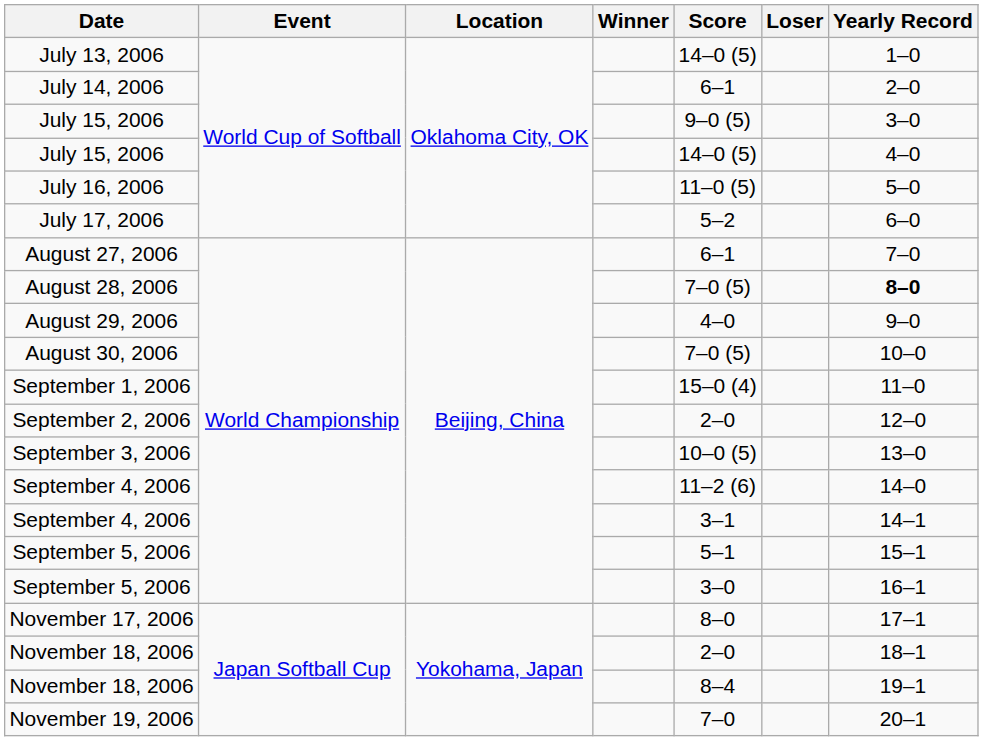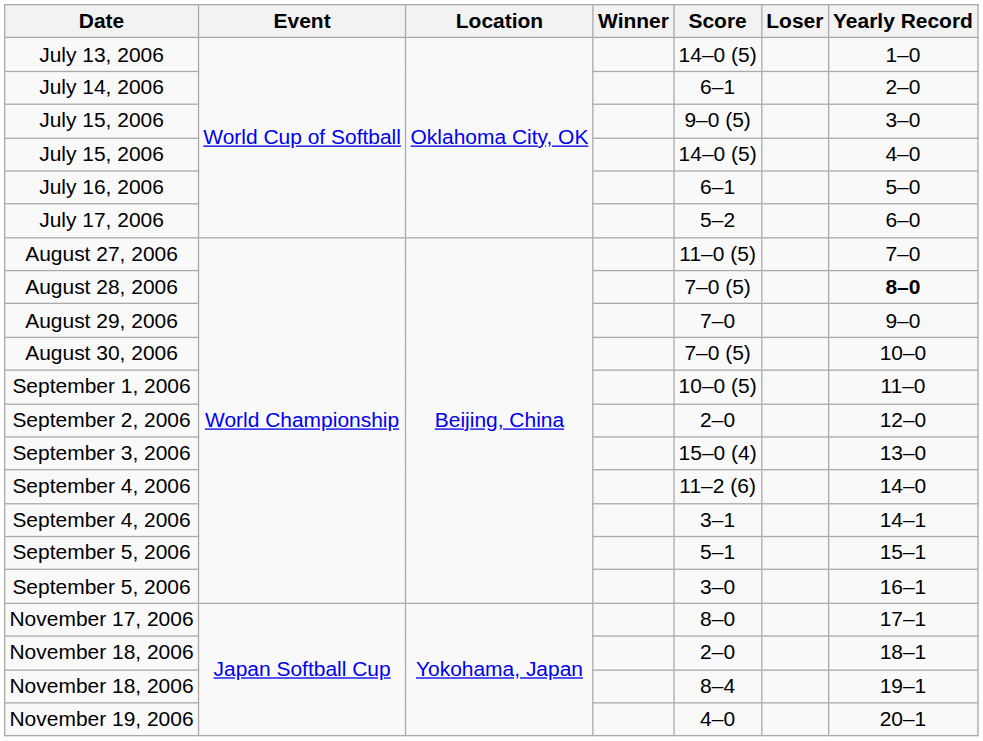(718, 187) 11–0 (5) -> (718, 187) 6–1
(718, 253) 6–1 -> (718, 253) 11–0 (5)
(718, 320) 4–0 -> (718, 320) 7–0
(718, 386) 15–0 (4) -> (718, 386) 10–0 (5)
(718, 453) 10–0 (5) -> (718, 453) 15–0 (4)
(718, 719) 7–0 -> (718, 719) 4–0
